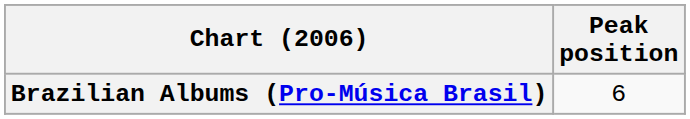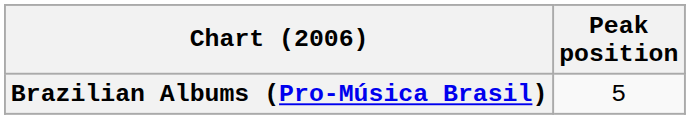(619, 94) 6 -> (619, 94) 5
